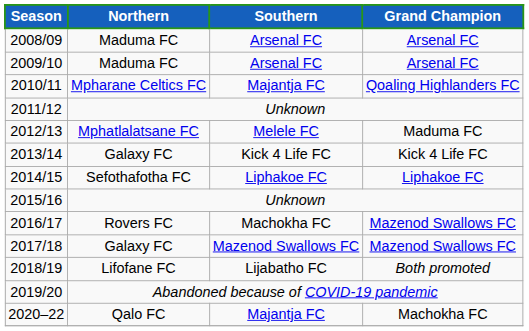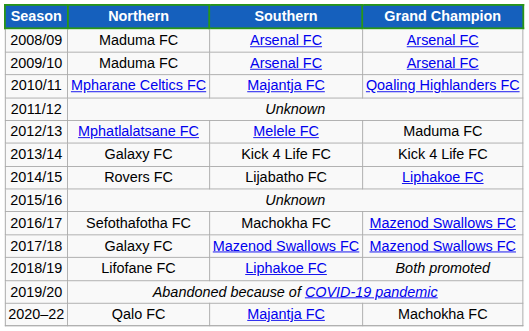(139, 177) Sefothafotha FC -> (139, 177) Rovers FC
(286, 177) Liphakoe FC -> (286, 177) Lijabatho FC
(139, 223) Rovers FC -> (139, 223) Sefothafotha FC
(286, 268) Lijabatho FC -> (286, 268) Liphakoe FC
